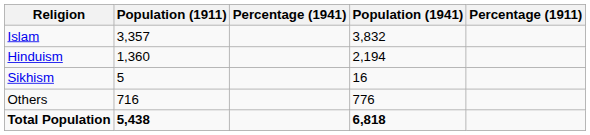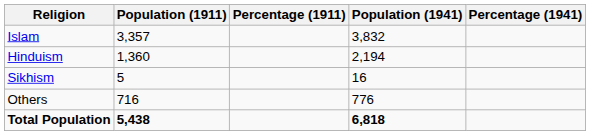columns swapped: (526, 15) <-> (290, 15)
